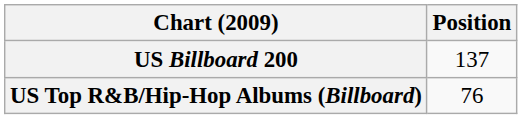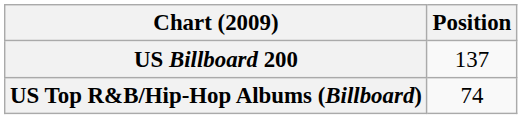(472, 95) 76 -> (472, 95) 74
